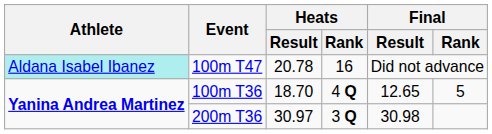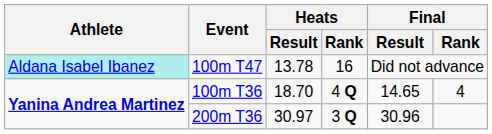(294, 67) 20.78 -> (294, 67) 13.78
(400, 92) 12.65 -> (400, 92) 14.65
(460, 92) 5 -> (460, 92) 4
(400, 117) 30.98 -> (400, 117) 30.96
